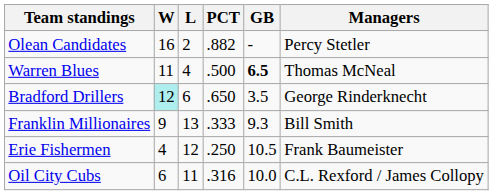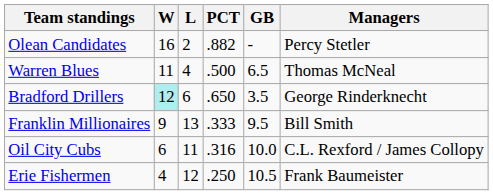(258, 70) bold -> (258, 70) normal
(258, 123) 9.3 -> (258, 123) 9.5
rows swapped: (55, 176) <-> (59, 149)
